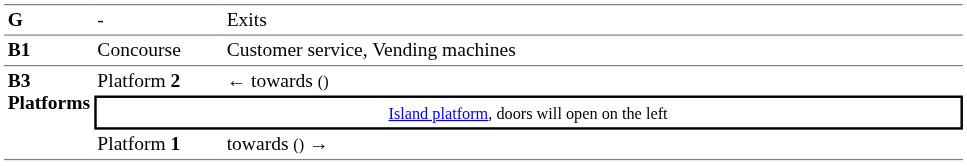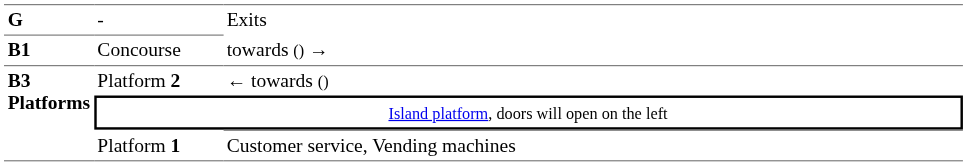(371, 50) Customer service, Vending machines -> (278, 49) towards () →
(278, 144) towards () → -> (371, 145) Customer service, Vending machines
